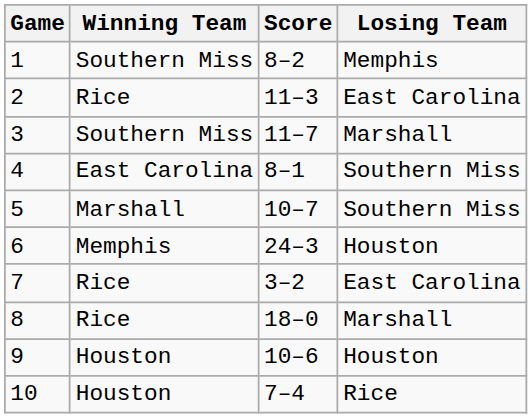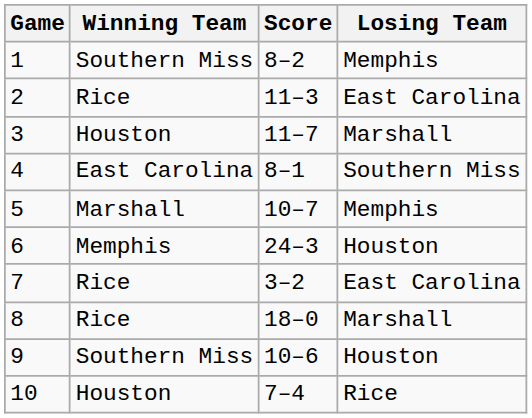(164, 135) Southern Miss -> (124, 135) Houston
(432, 209) Southern Miss -> (391, 209) Memphis
(124, 357) Houston -> (164, 357) Southern Miss
